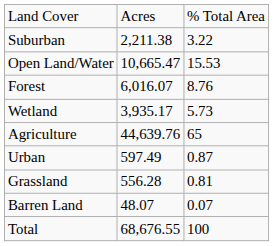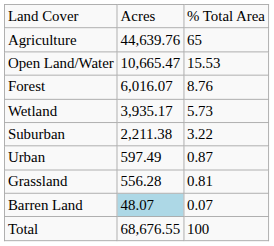rows swapped: (42, 134) <-> (36, 39)
(137, 205) no background -> (137, 205) lightblue background
